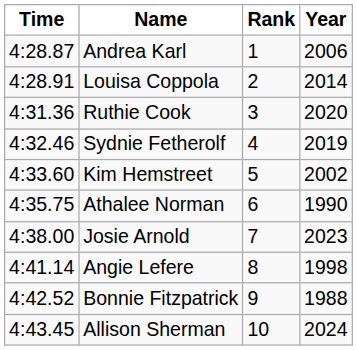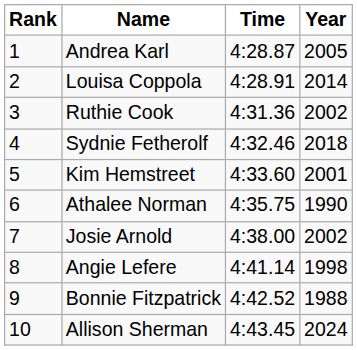columns swapped: (271, 19) <-> (42, 19)
(326, 50) 2006 -> (326, 50) 2005
(326, 112) 2020 -> (326, 112) 2002
(326, 143) 2019 -> (326, 143) 2018
(326, 174) 2002 -> (326, 174) 2001
(326, 236) 2023 -> (326, 236) 2002
